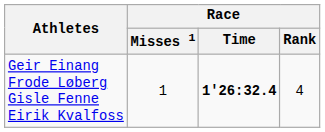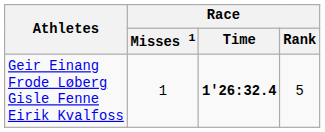(300, 90) 4 -> (300, 90) 5
